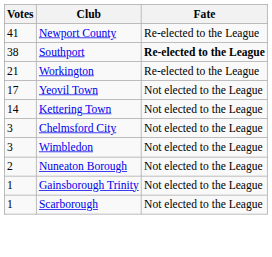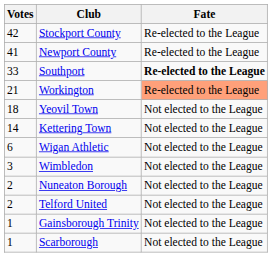+ row: (80, 33)
(13, 52) 38 -> (13, 71) 33
(202, 71) no background -> (202, 90) lightsalmon background
(13, 90) 17 -> (13, 109) 18
+ row: (74, 147)
- row: (78, 128)
+ row: (73, 204)
